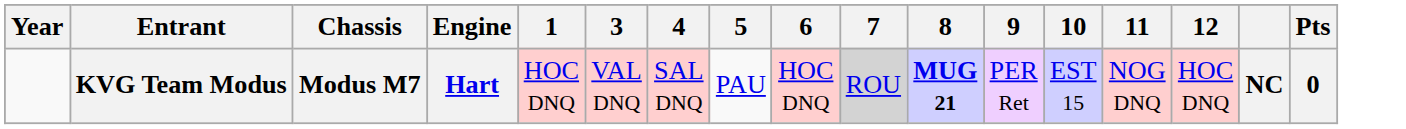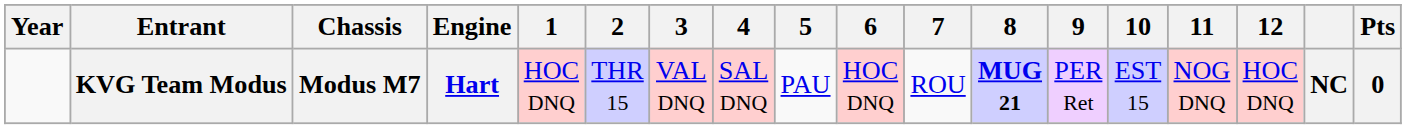+ column: (618, 26)
(873, 85) lightgrey background -> (938, 85) no background
